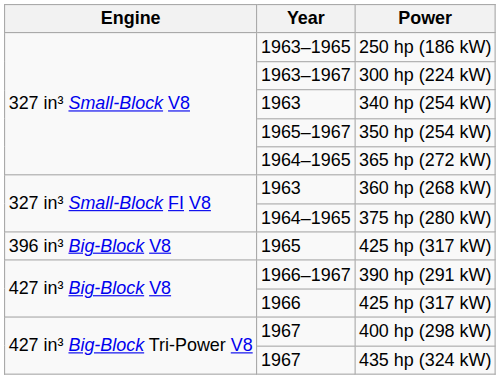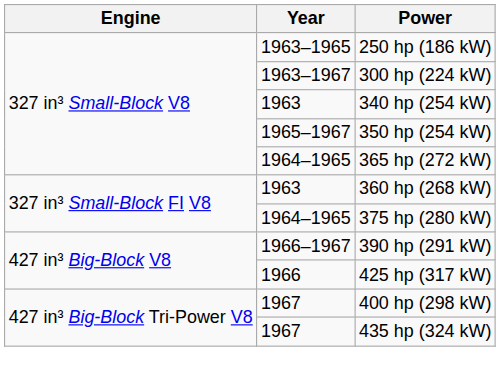- row: (281, 246)
